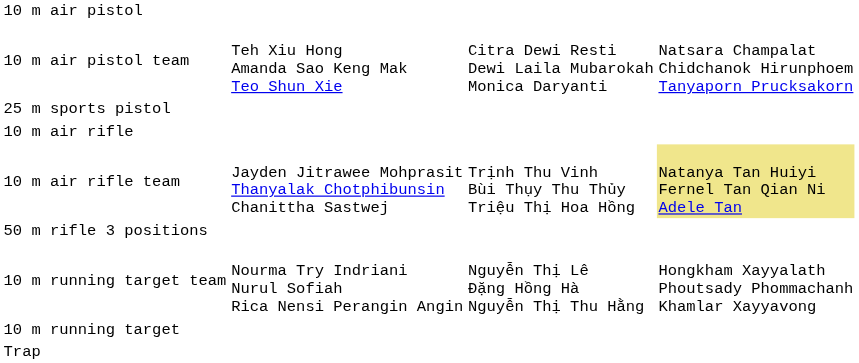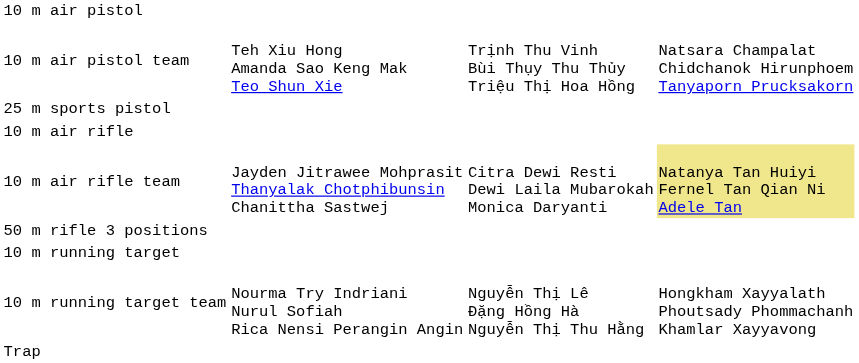(561, 69) Citra Dewi Resti Dewi Laila Mubarokah Monica Daryanti -> (552, 69) Trịnh Thu Vinh Bùi Thụy Thu Thủy Triệu Thị Hoa Hồng
(552, 190) Trịnh Thu Vinh Bùi Thụy Thu Thủy Triệu Thị Hoa Hồng -> (561, 190) Citra Dewi Resti Dewi Laila Mubarokah Monica Daryanti
rows swapped: (92, 329) <-> (115, 280)
